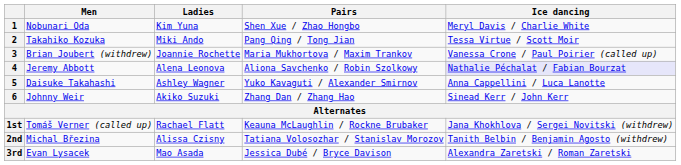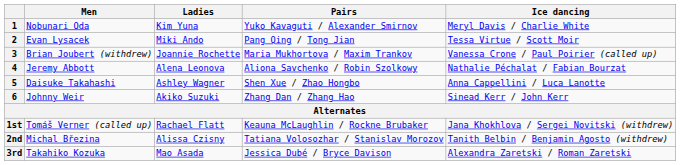(302, 26) Shen Xue / Zhao Hongbo -> (331, 26) Yuko Kavaguti / Alexander Smirnov
(66, 40) Takahiko Kozuka -> (58, 40) Evan Lysacek
(537, 68) lavender background -> (537, 68) no background
(331, 82) Yuko Kavaguti / Alexander Smirnov -> (302, 82) Shen Xue / Zhao Hongbo
(58, 153) Evan Lysacek -> (66, 153) Takahiko Kozuka
